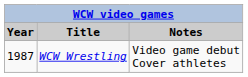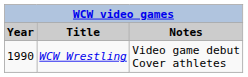(21, 56) 1987 -> (21, 56) 1990
